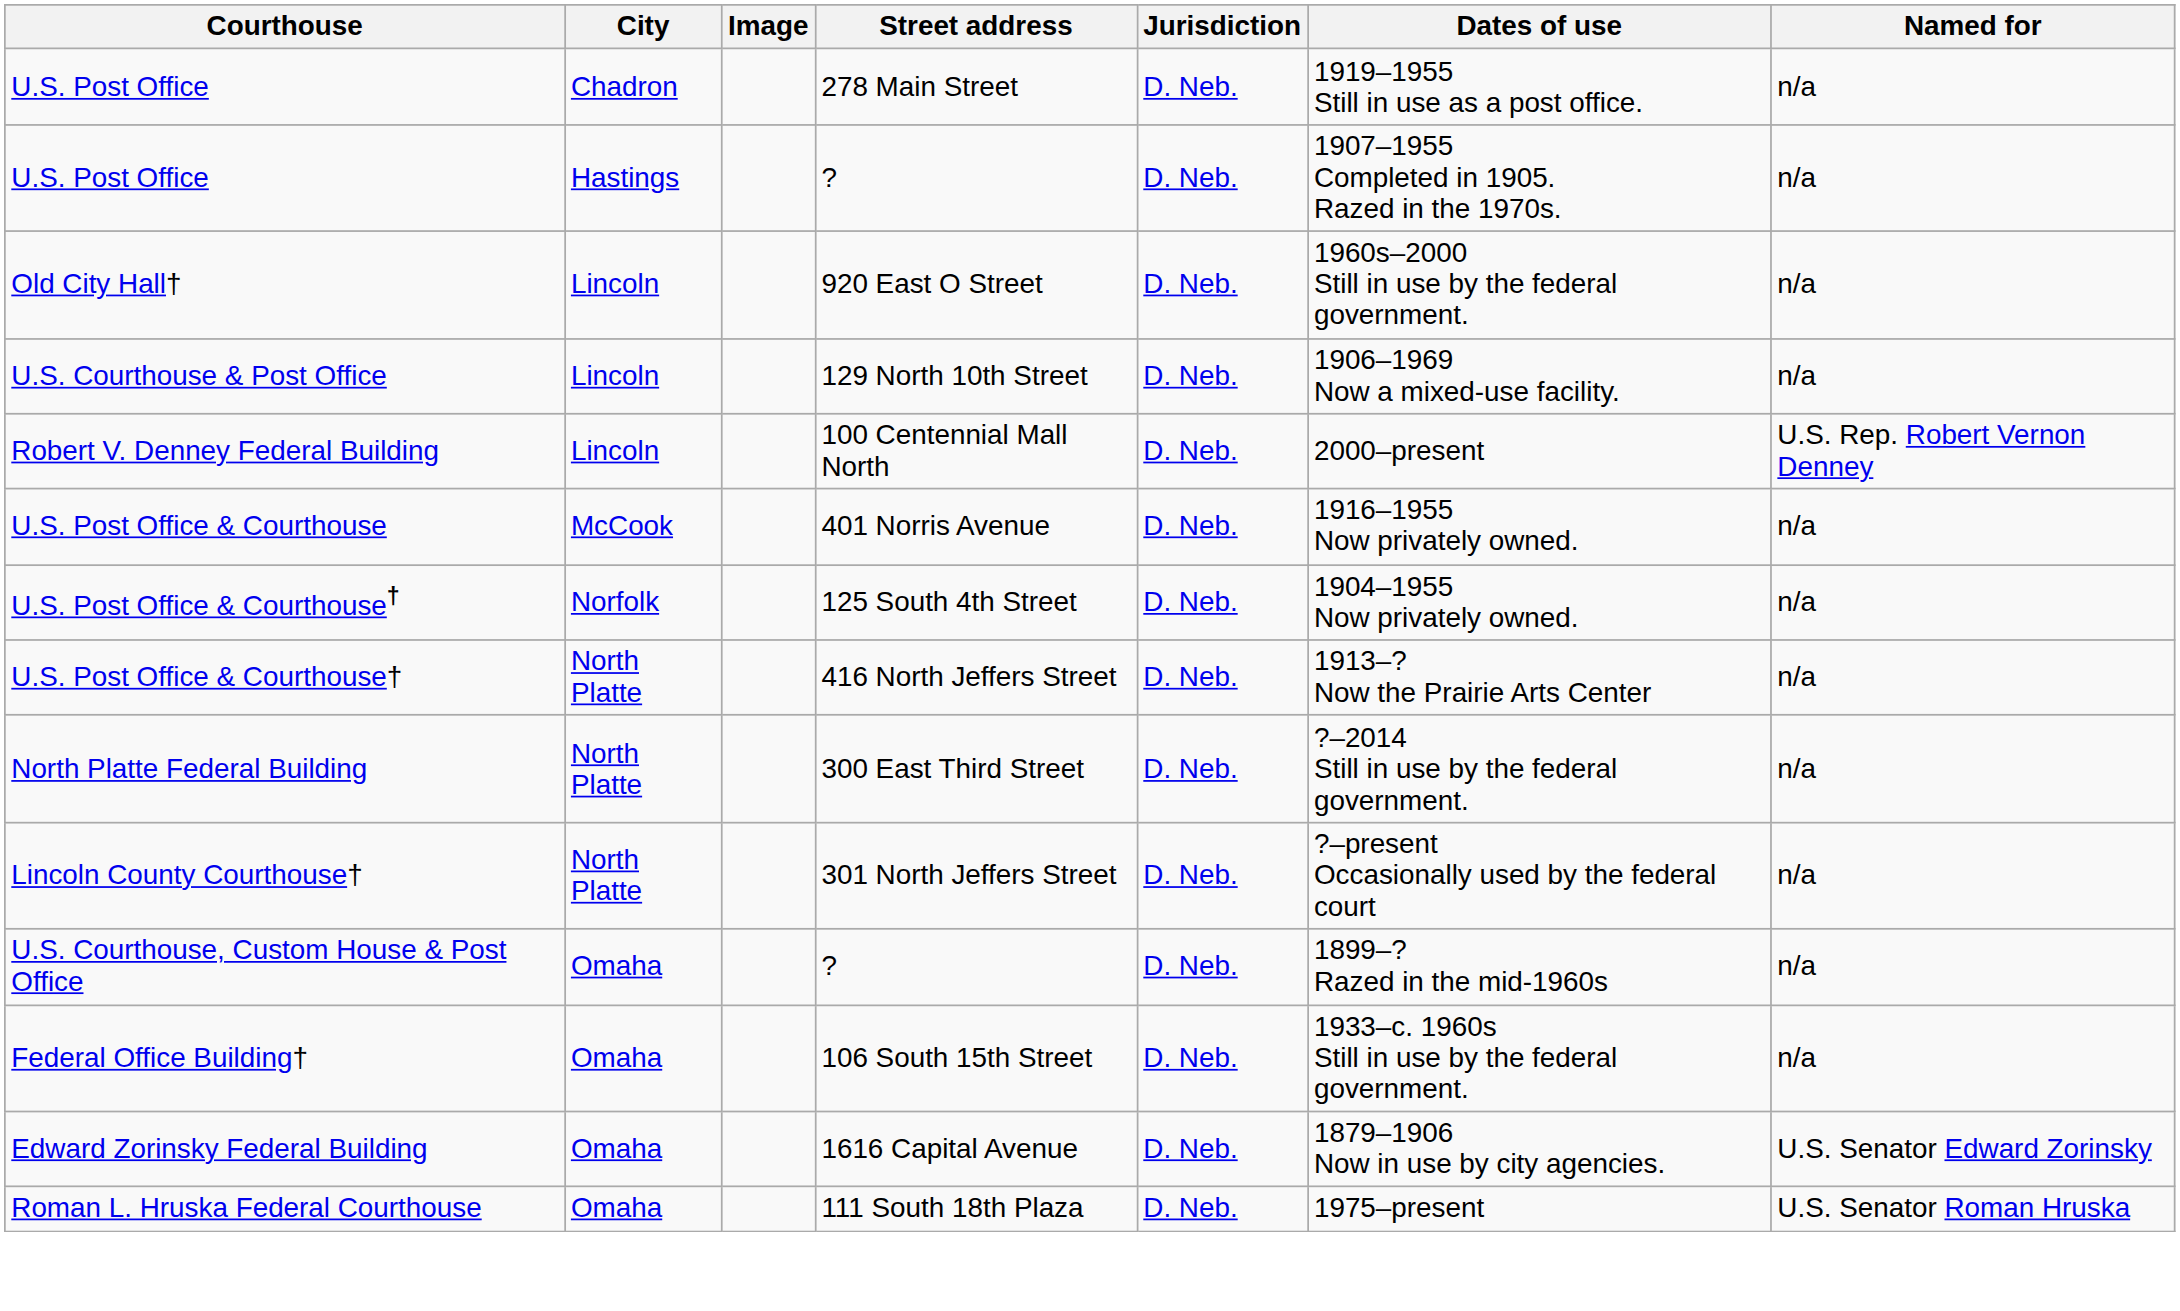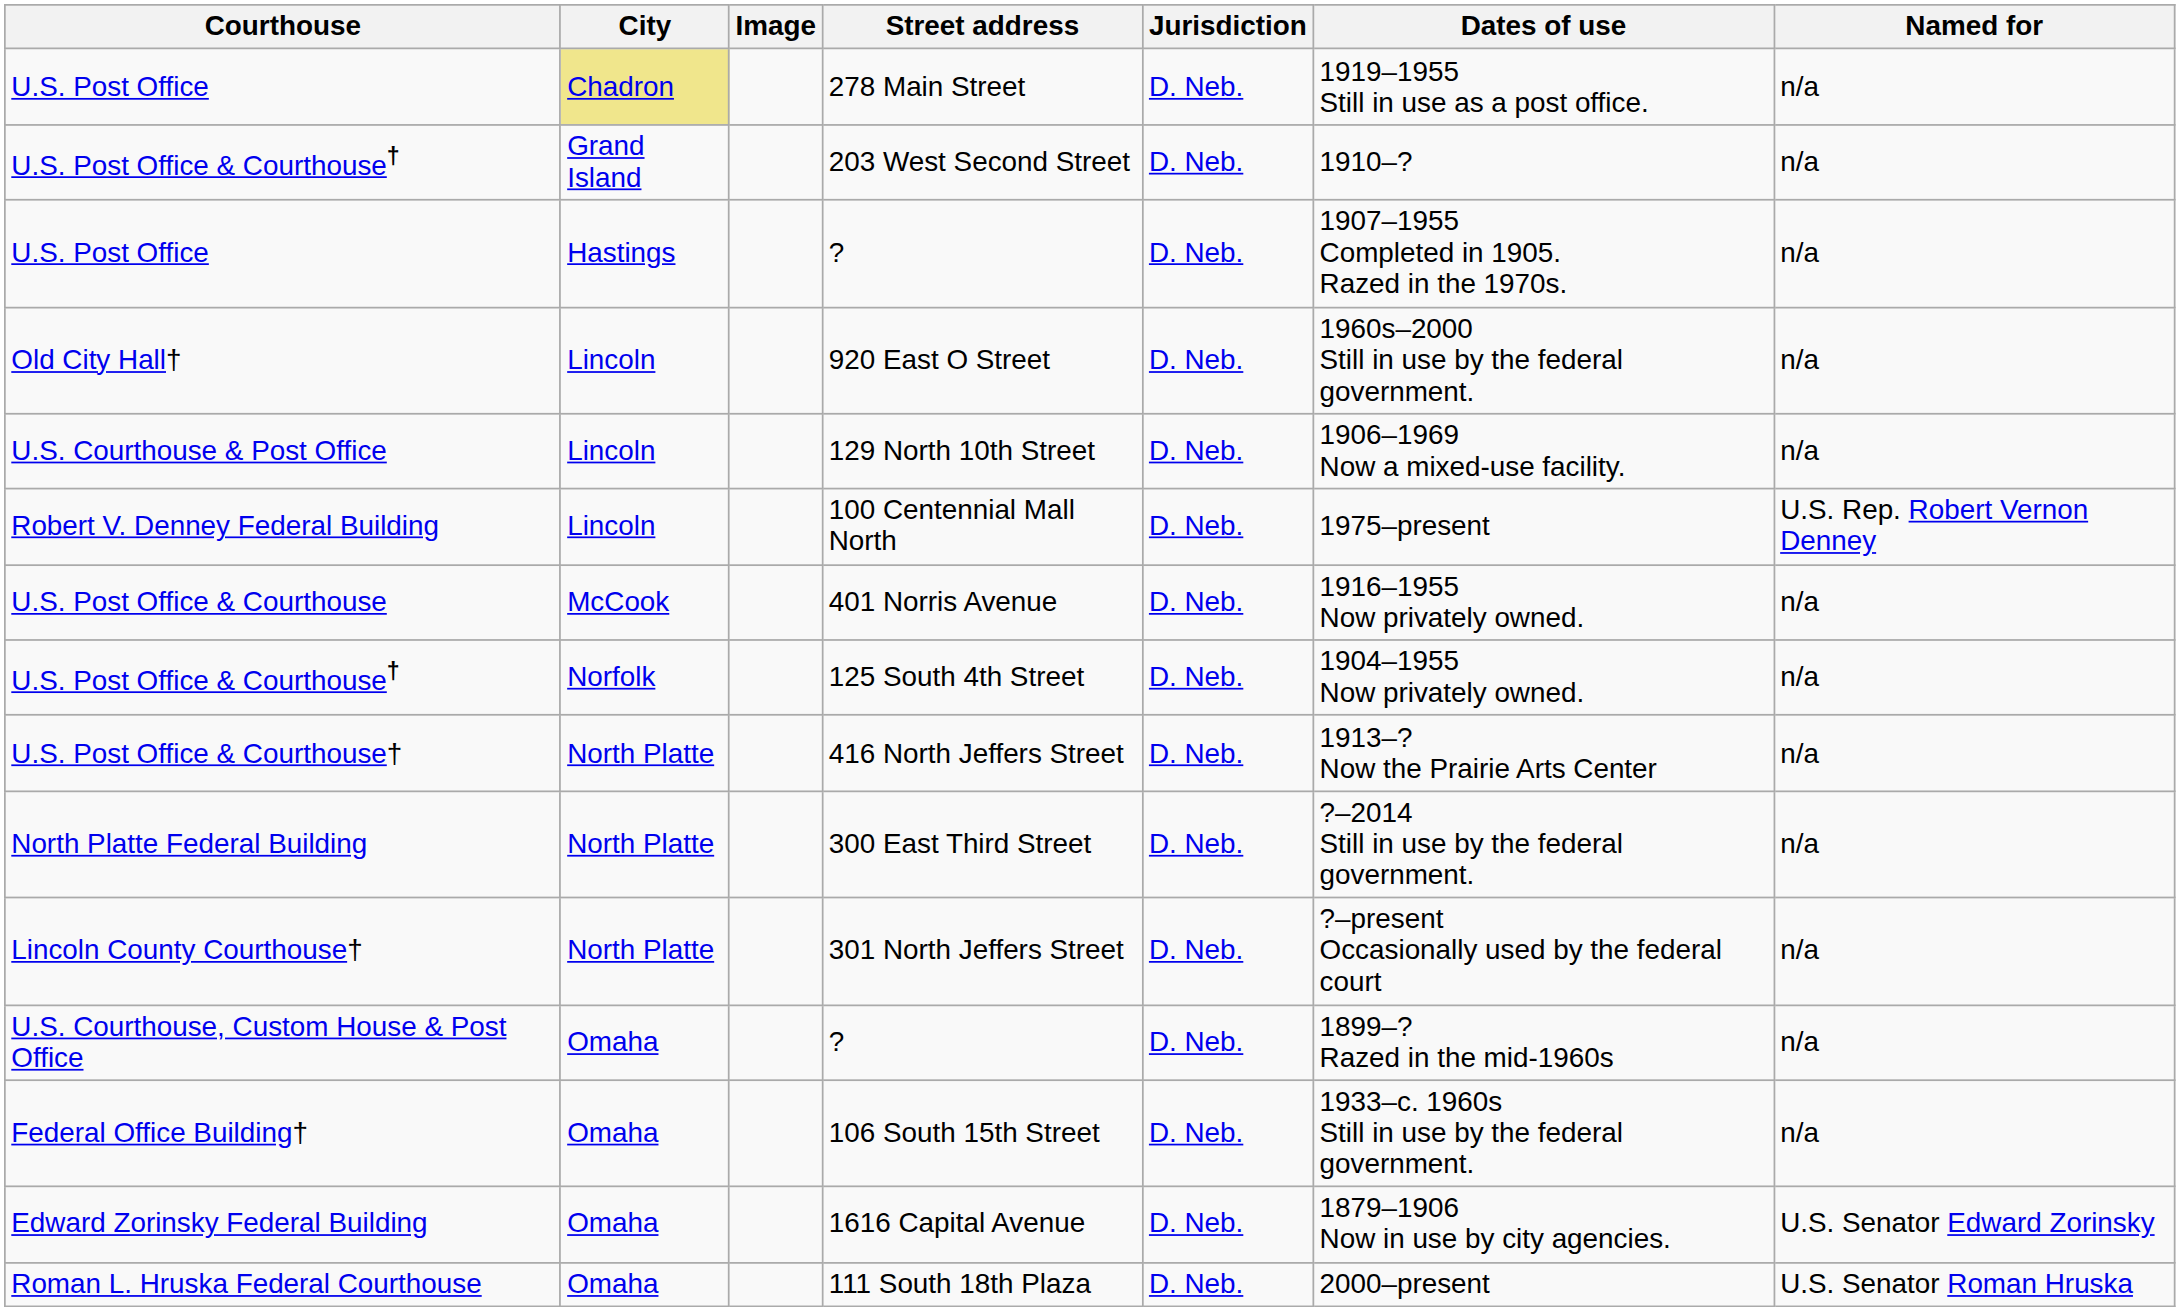(624, 86) no background -> (621, 86) khaki background
+ row: (206, 161)
(1399, 450) 2000–present -> (1405, 526) 1975–present
(1399, 1208) 1975–present -> (1405, 1283) 2000–present
